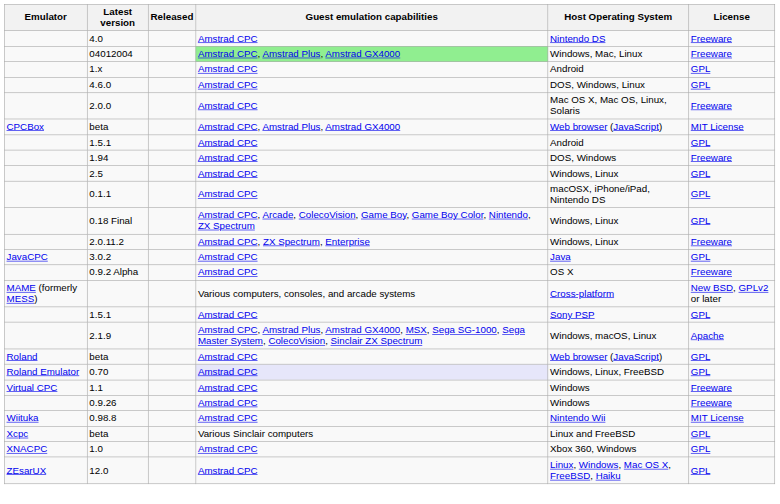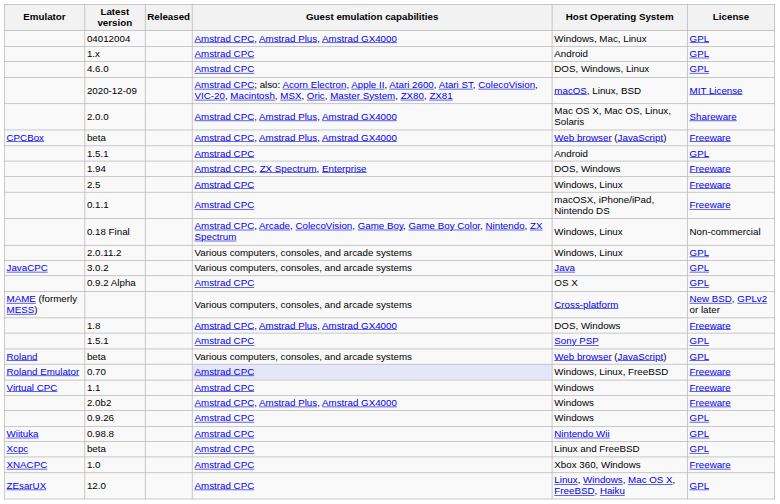- row: (46, 39)
(299, 54) lightgreen background -> (296, 38) no background
(711, 54) Freeware -> (699, 38) GPL
+ row: (44, 90)
(228, 106) Amstrad CPC -> (296, 117) Amstrad CPC, Amstrad Plus, Amstrad GX4000
(711, 106) Freeware -> (713, 117) Shareware
(717, 127) MIT License -> (710, 138) Freeware
(228, 158) Amstrad CPC -> (281, 169) Amstrad CPC, ZX Spectrum, Enterprise
(701, 173) GPL -> (710, 184) Freeware
(701, 194) GPL -> (710, 205) Freeware
(701, 220) GPL -> (725, 231) Non-commercial
(284, 241) Amstrad CPC, ZX Spectrum, Enterprise -> (303, 252) Various computers, consoles, and arcade systems
(711, 241) Freeware -> (699, 252) GPL
(228, 257) Amstrad CPC -> (303, 268) Various computers, consoles, and arcade systems
(711, 272) Freeware -> (699, 283) GPL
+ row: (44, 326)
- row: (46, 336)
(228, 356) Amstrad CPC -> (303, 356) Various computers, consoles, and arcade systems
(701, 372) GPL -> (710, 372) Freeware
+ row: (44, 403)
(711, 403) Freeware -> (699, 418) GPL
(717, 418) MIT License -> (699, 434) GPL
(256, 434) Various Sinclair computers -> (224, 449) Amstrad CPC
(701, 449) GPL -> (710, 465) Freeware
